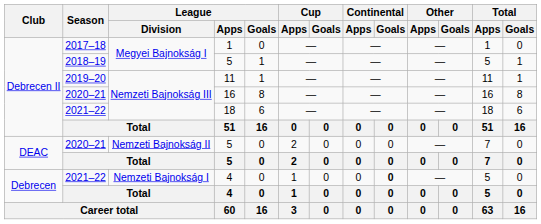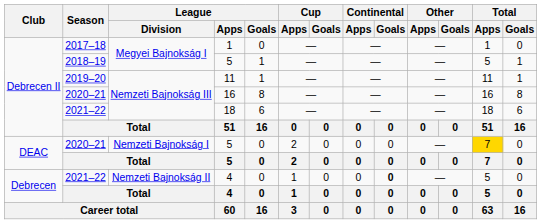(161, 144) Nemzeti Bajnokság II -> (161, 144) Nemzeti Bajnokság I
(487, 144) no background -> (487, 144) gold background
(161, 177) Nemzeti Bajnokság I -> (161, 177) Nemzeti Bajnokság II
